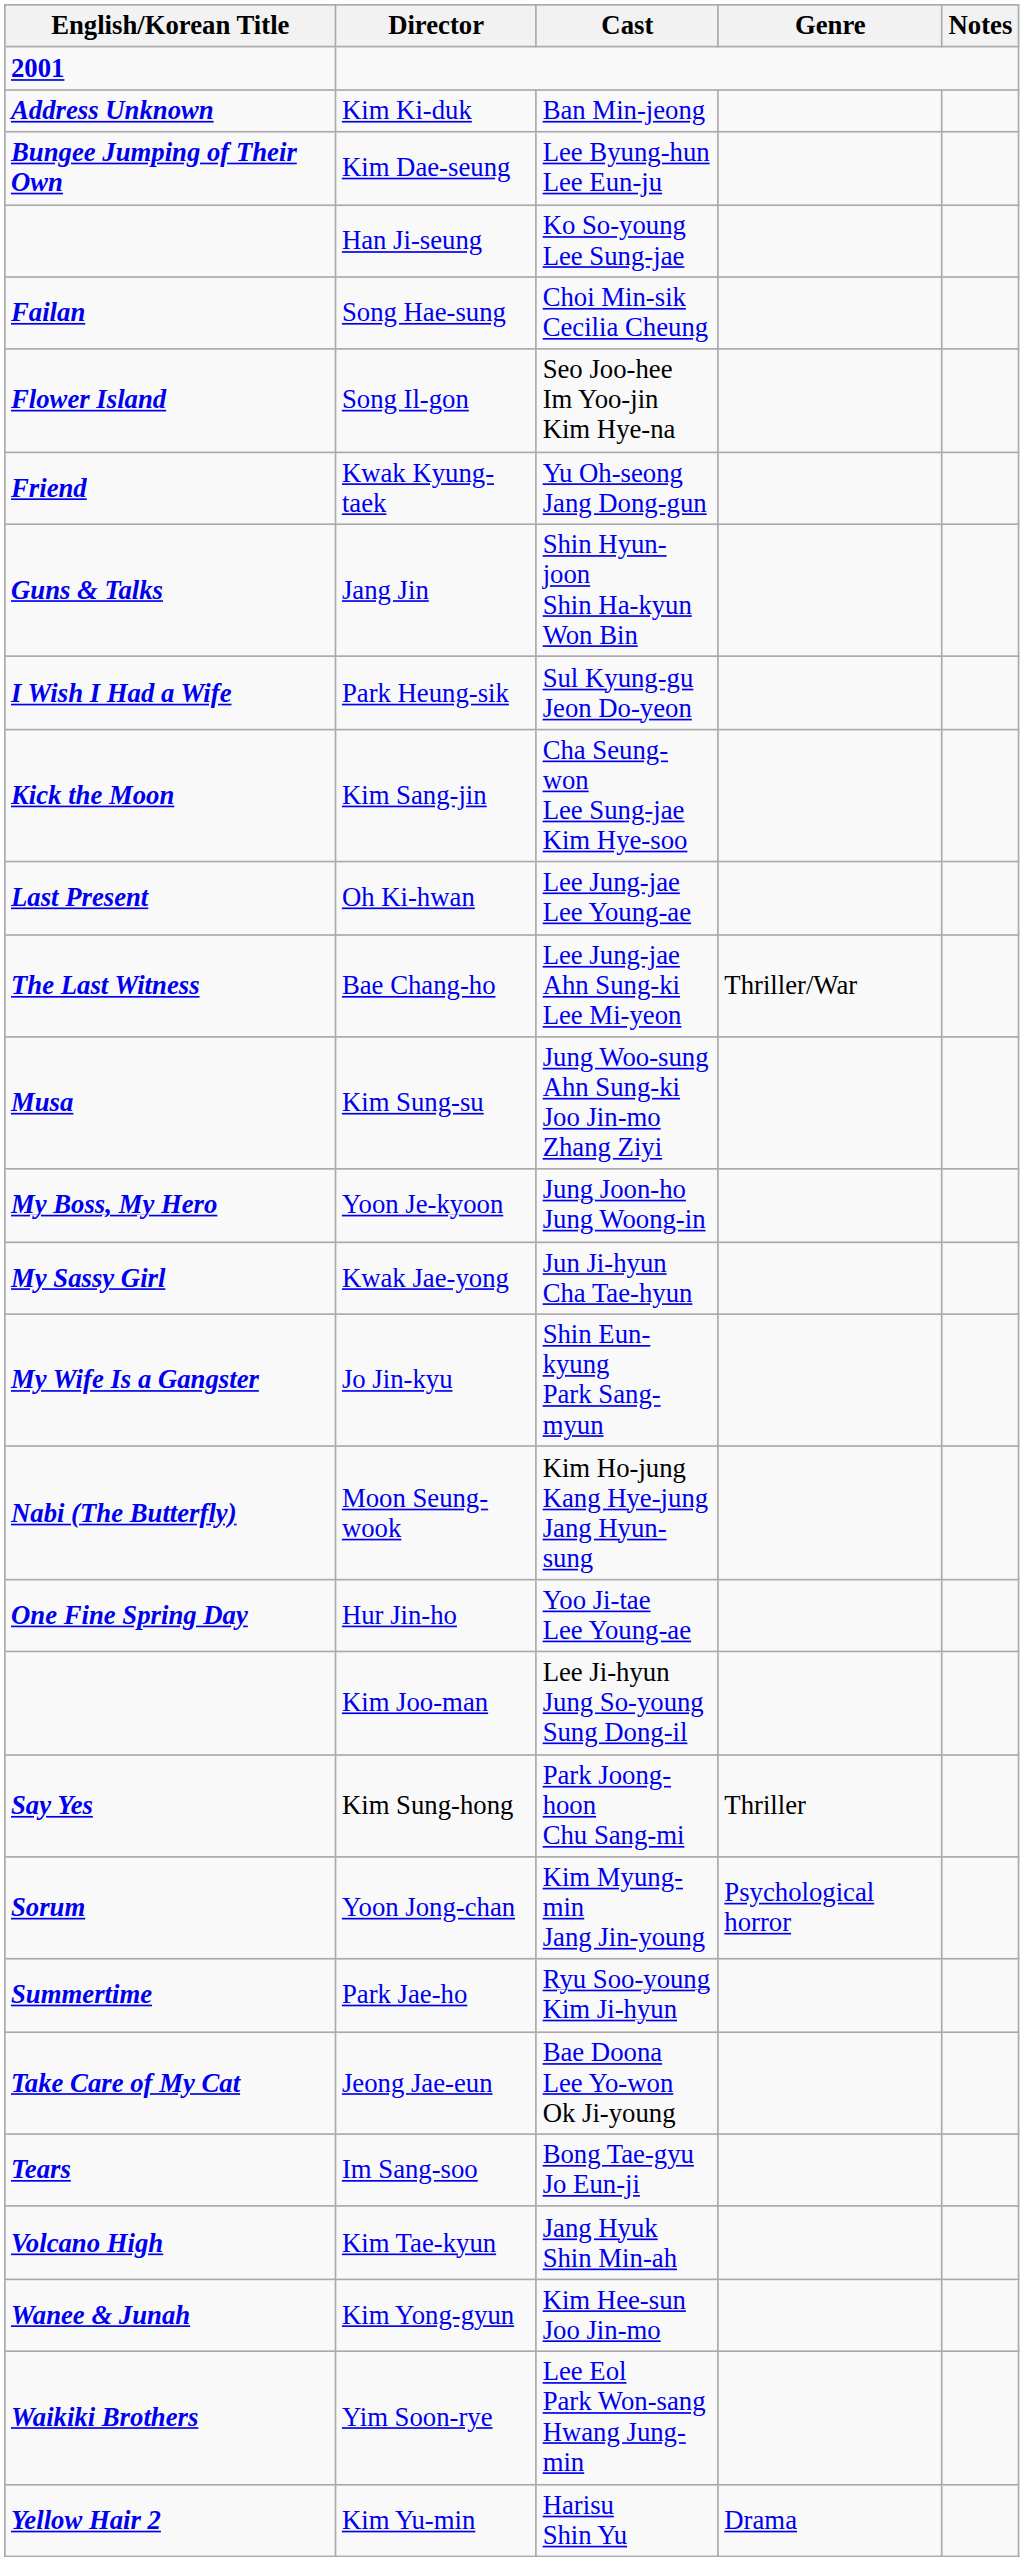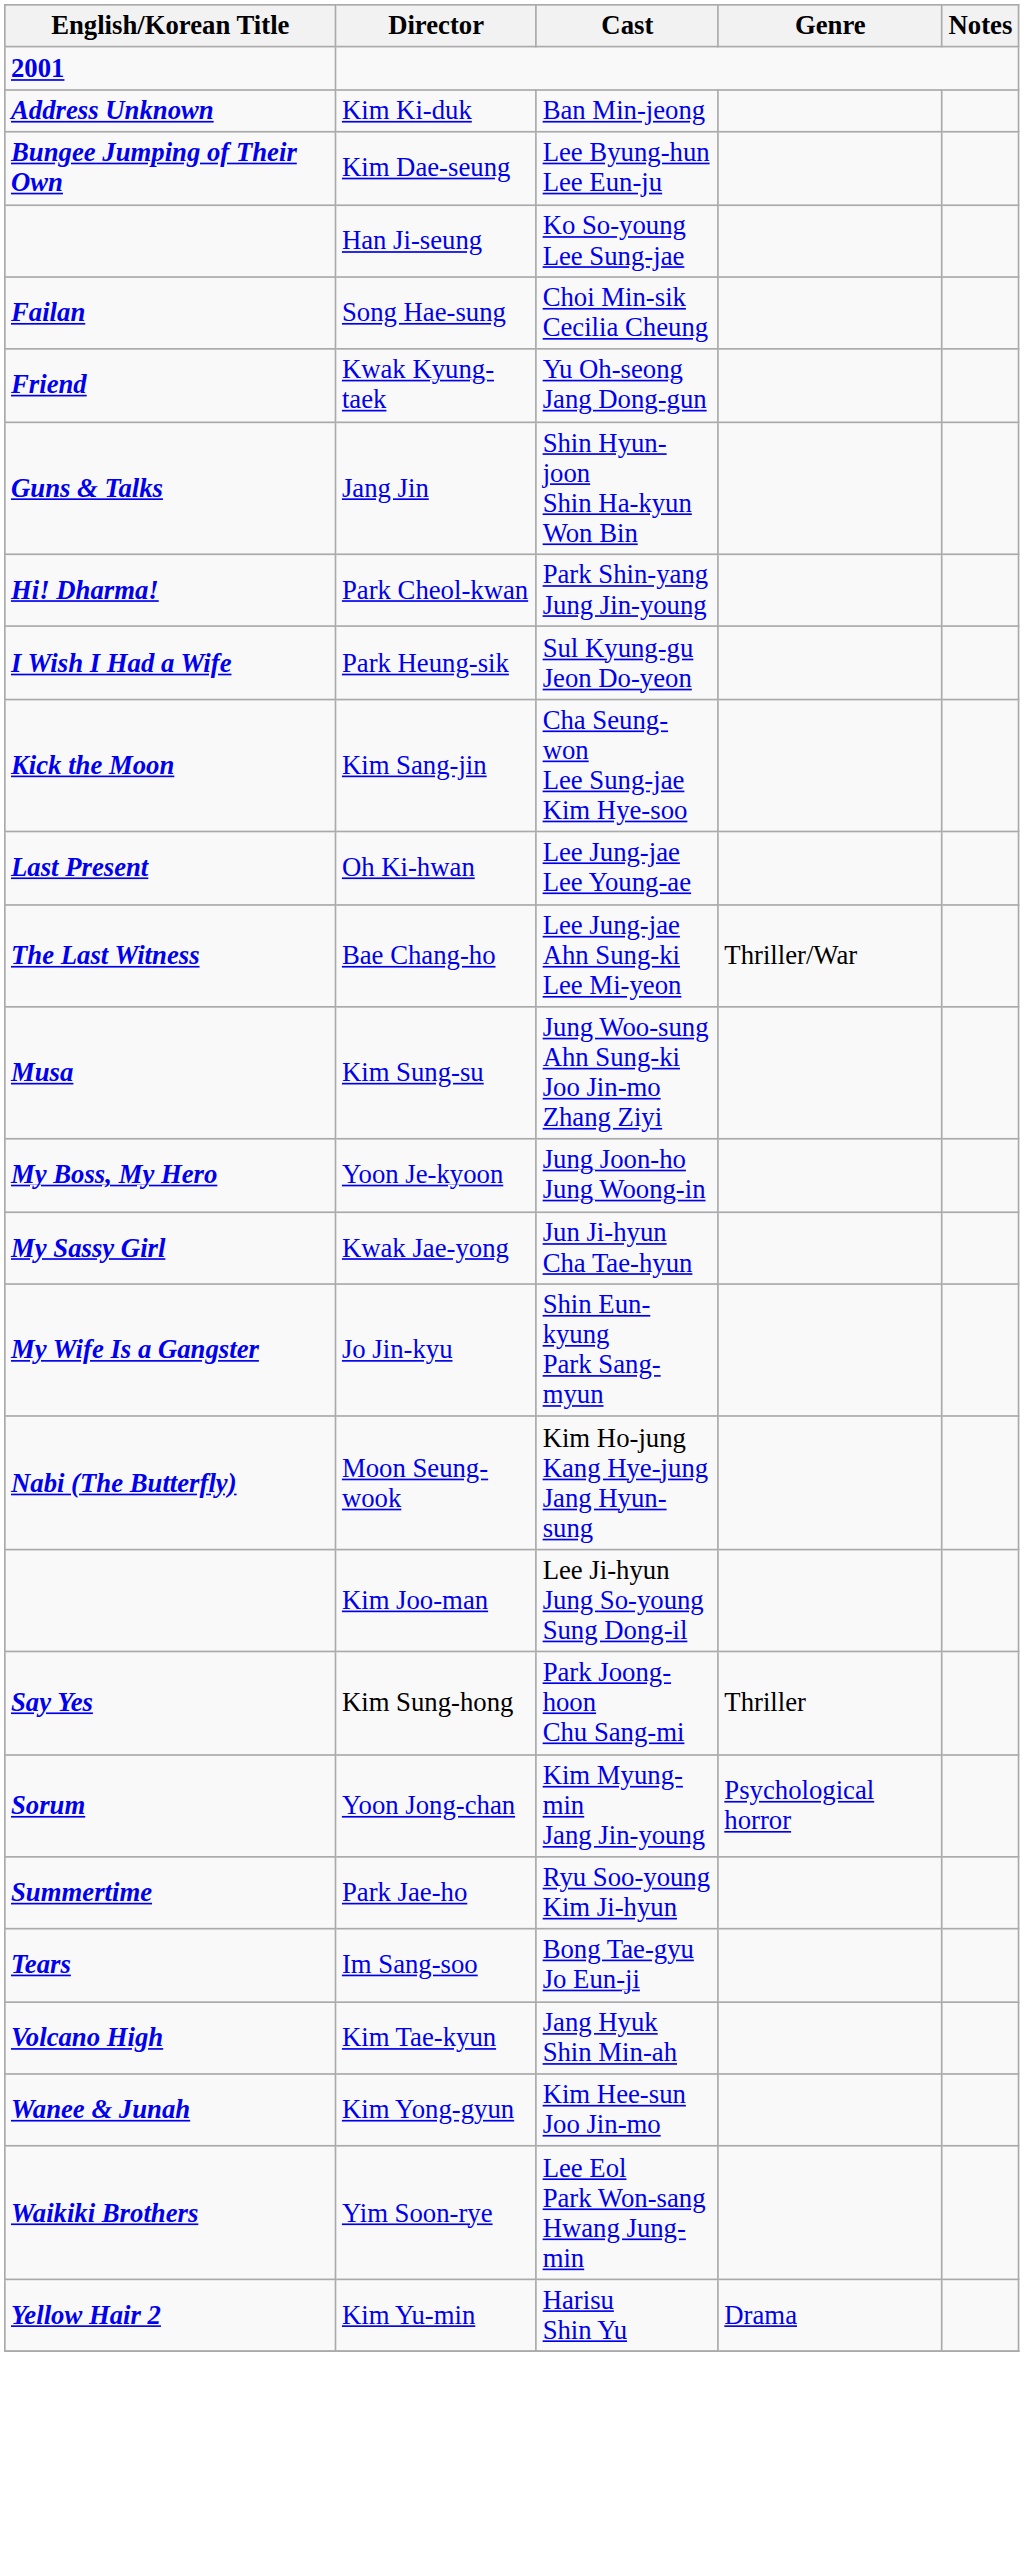- row: (405, 400)
+ row: (435, 590)
- row: (399, 1615)
- row: (417, 2082)
